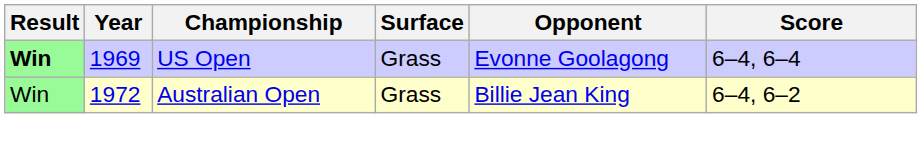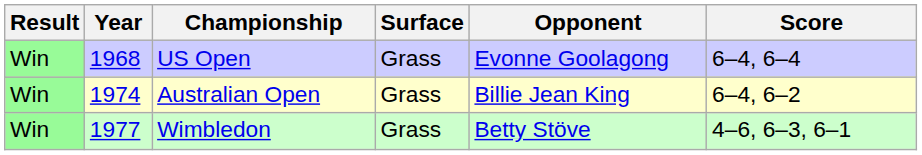(31, 58) bold -> (30, 58) normal
(115, 58) 1969 -> (115, 58) 1968
(115, 94) 1972 -> (115, 94) 1974
+ row: (214, 130)
